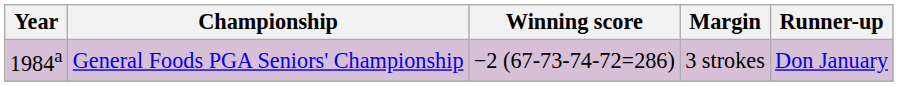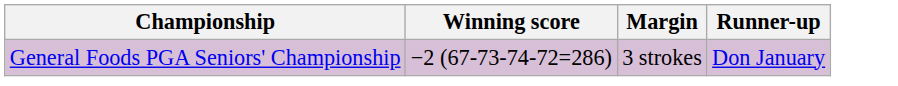- column: (36, 22)
